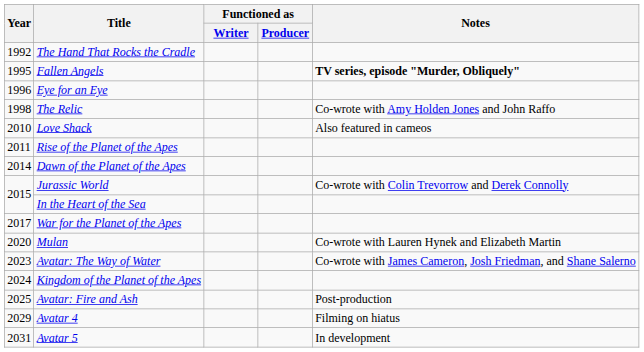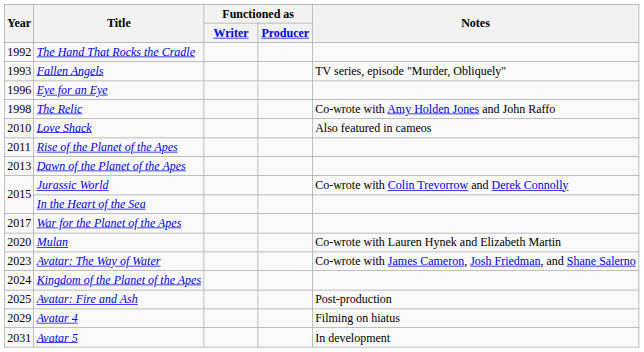(19, 71) 1995 -> (19, 71) 1993
(418, 71) bold -> (411, 71) normal
(19, 166) 2014 -> (19, 166) 2013
